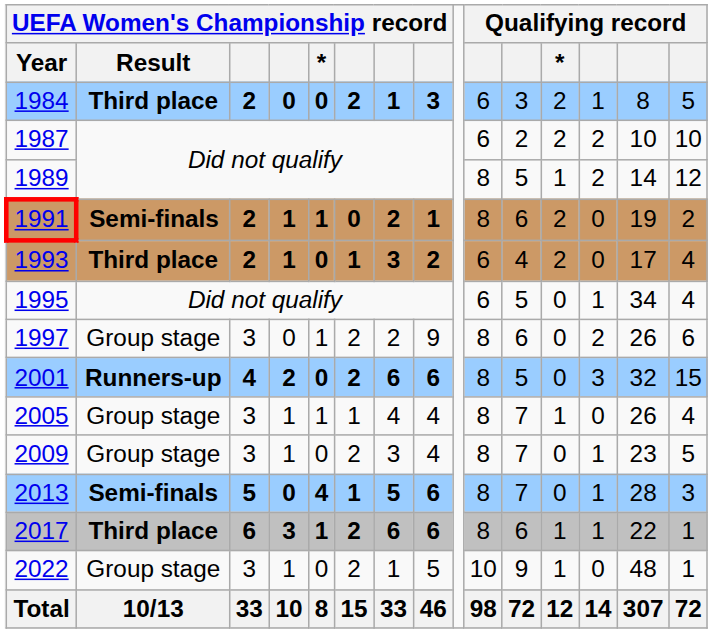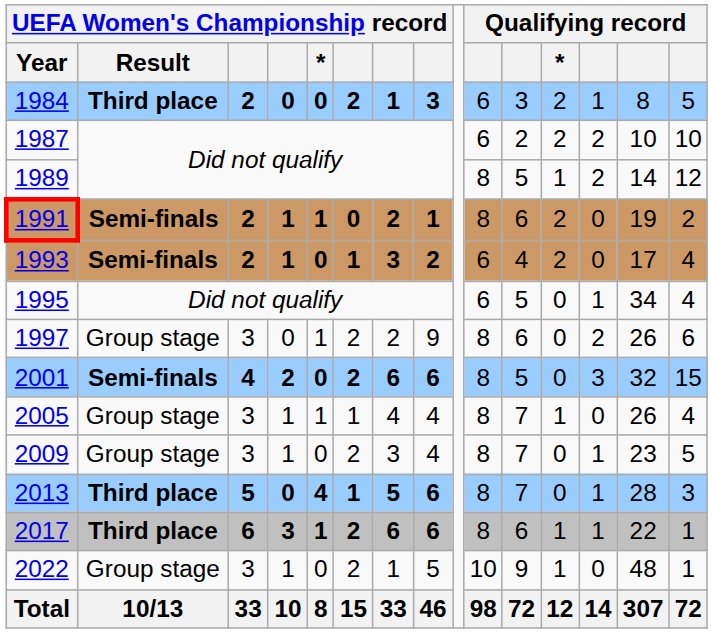(153, 260) Third place -> (153, 260) Semi-finals
(153, 376) Runners-up -> (153, 376) Semi-finals
(153, 492) Semi-finals -> (153, 492) Third place
